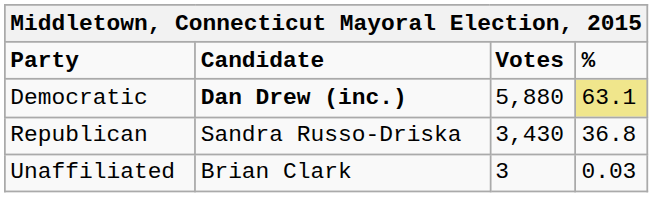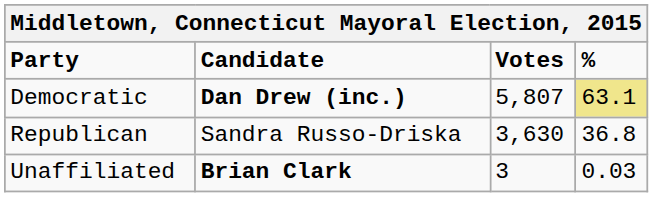(530, 98) 5,880 -> (530, 98) 5,807
(530, 135) 3,430 -> (530, 135) 3,630
(276, 173) normal -> (276, 173) bold
